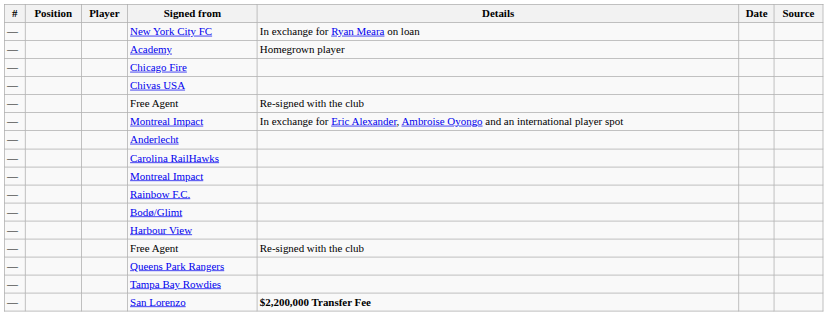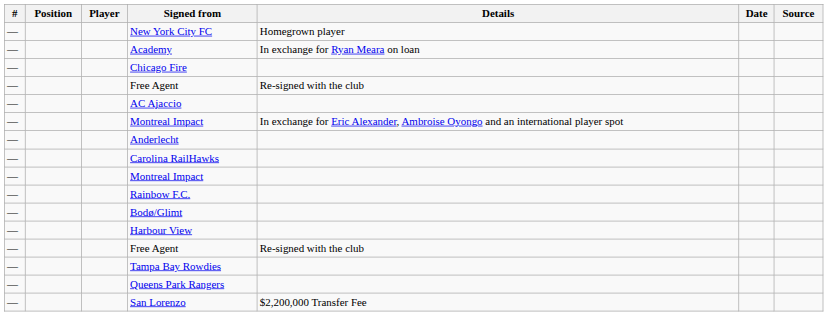(340, 31) In exchange for Ryan Meara on loan -> (302, 31) Homegrown player
(302, 49) Homegrown player -> (340, 49) In exchange for Ryan Meara on loan
- row: (12, 85)
+ row: (12, 103)
rows swapped: (12, 284) <-> (12, 266)
(315, 302) bold -> (313, 302) normal
